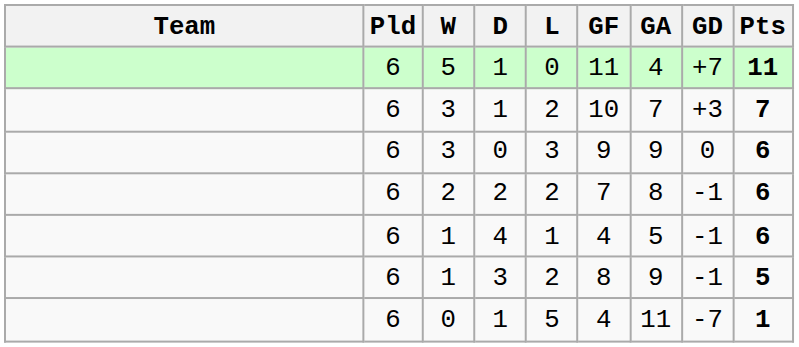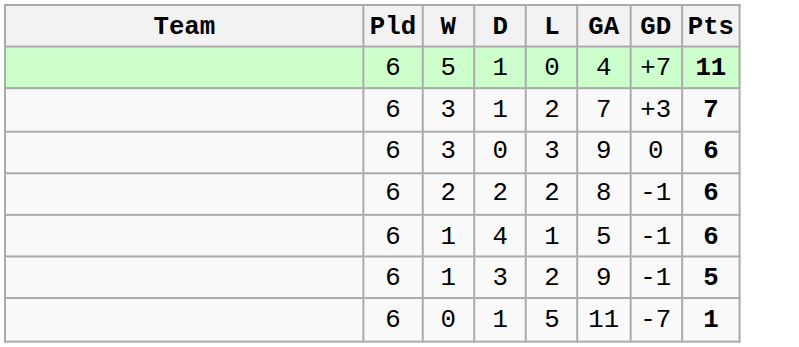- column: (604, 26)
